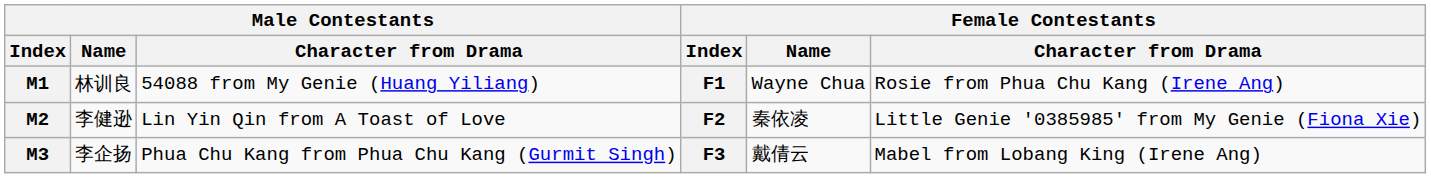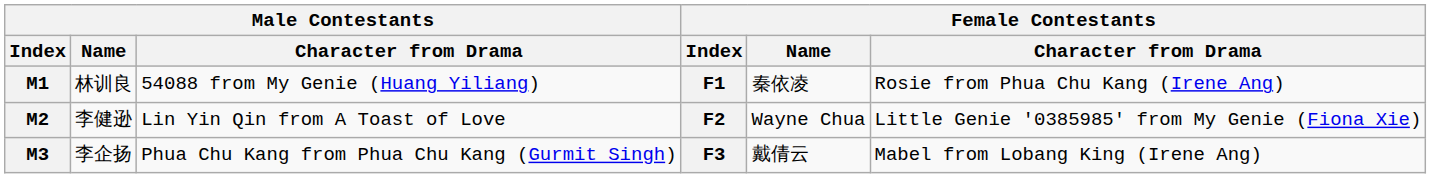(809, 84) Wayne Chua -> (780, 85) 秦依凌
(780, 120) 秦依凌 -> (809, 120) Wayne Chua
